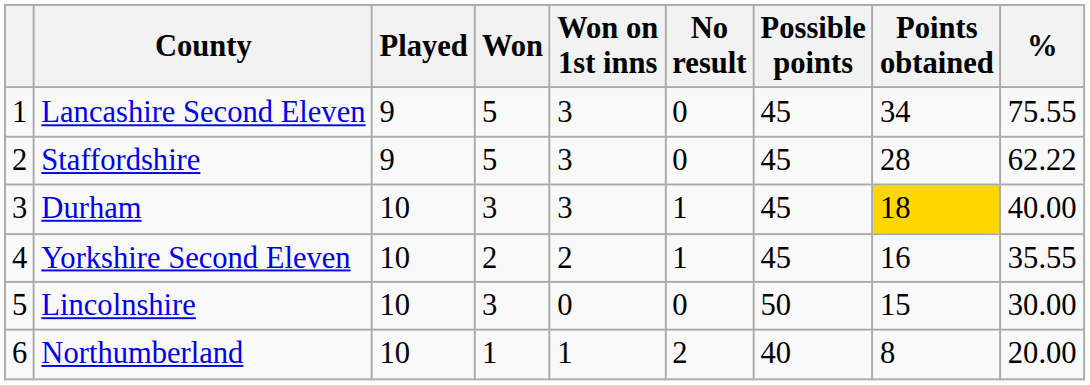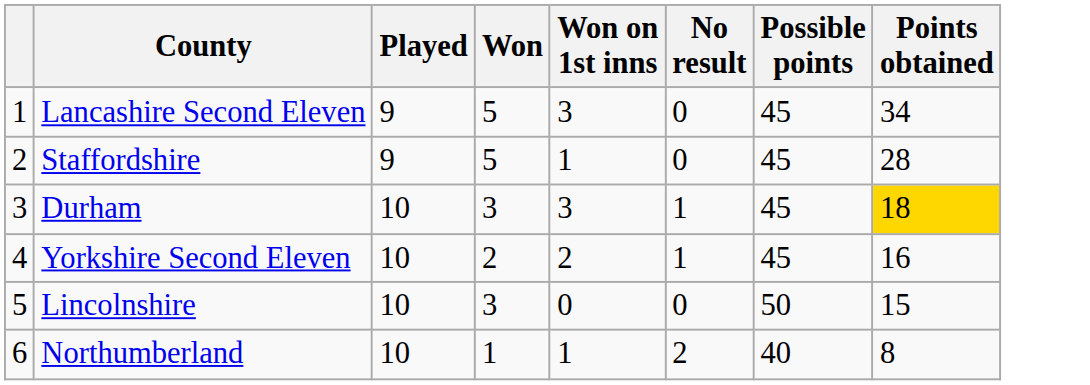- column: (1042, 45)
(565, 160) 3 -> (565, 160) 1
